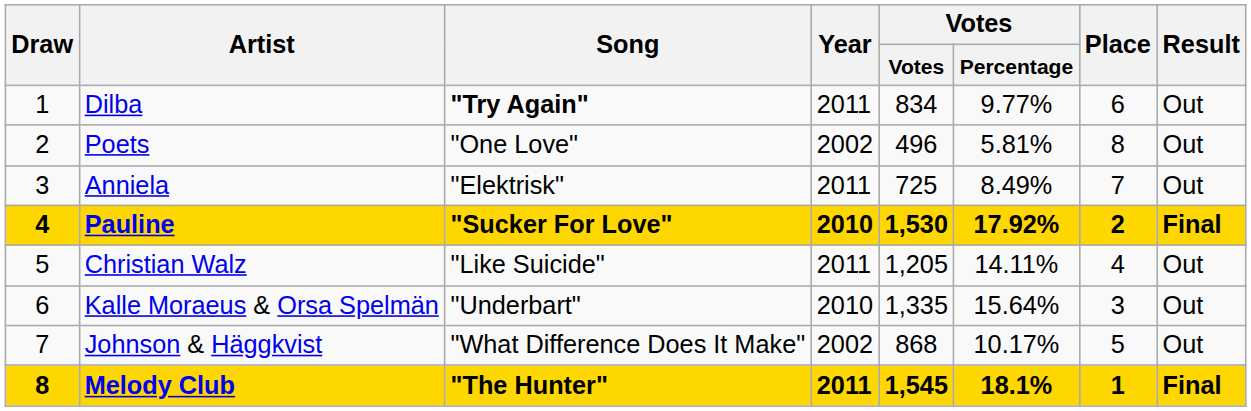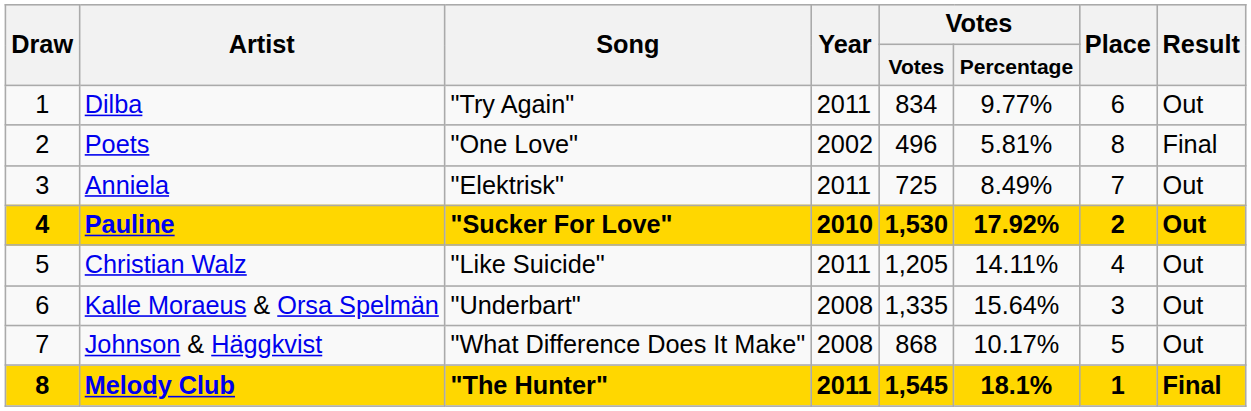(520, 104) bold -> (512, 104) normal
(1183, 144) Out -> (1190, 144) Final
(1192, 225) Final -> (1184, 225) Out
(845, 305) 2010 -> (845, 305) 2008
(845, 345) 2002 -> (845, 345) 2008
